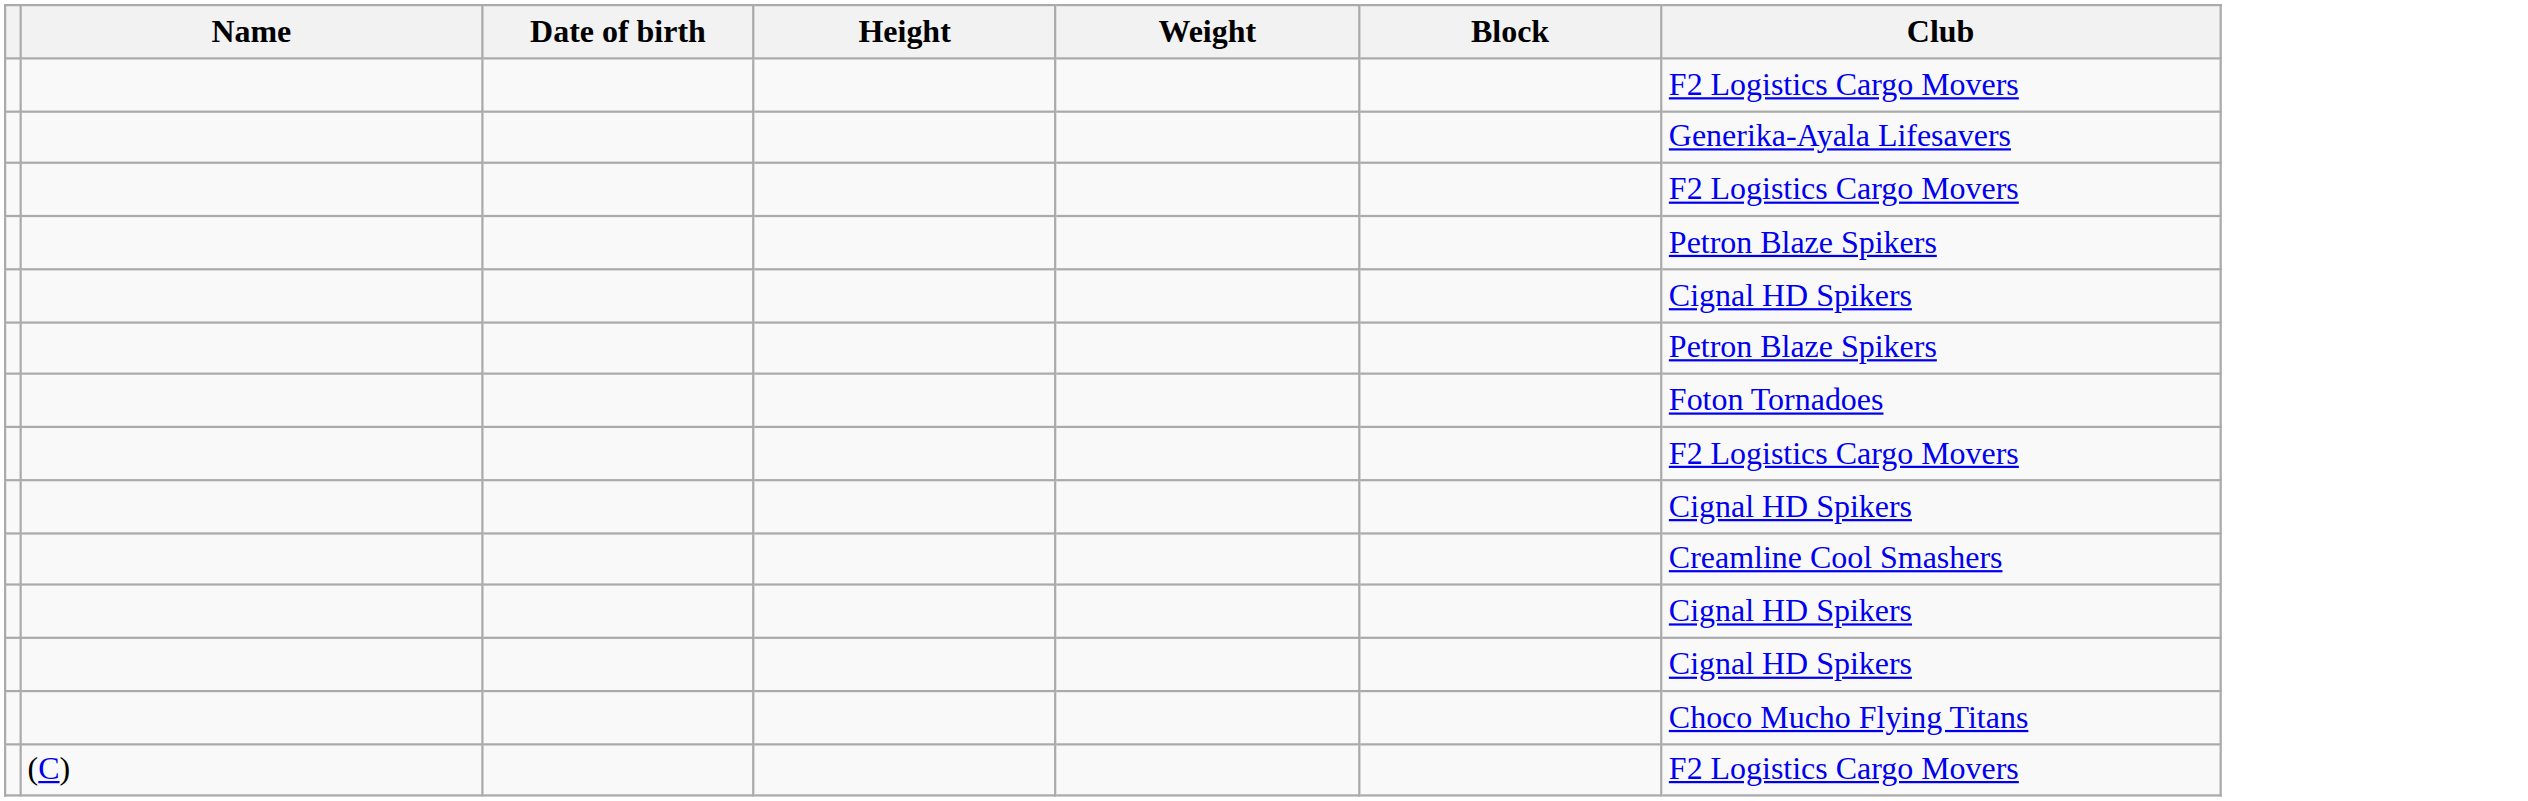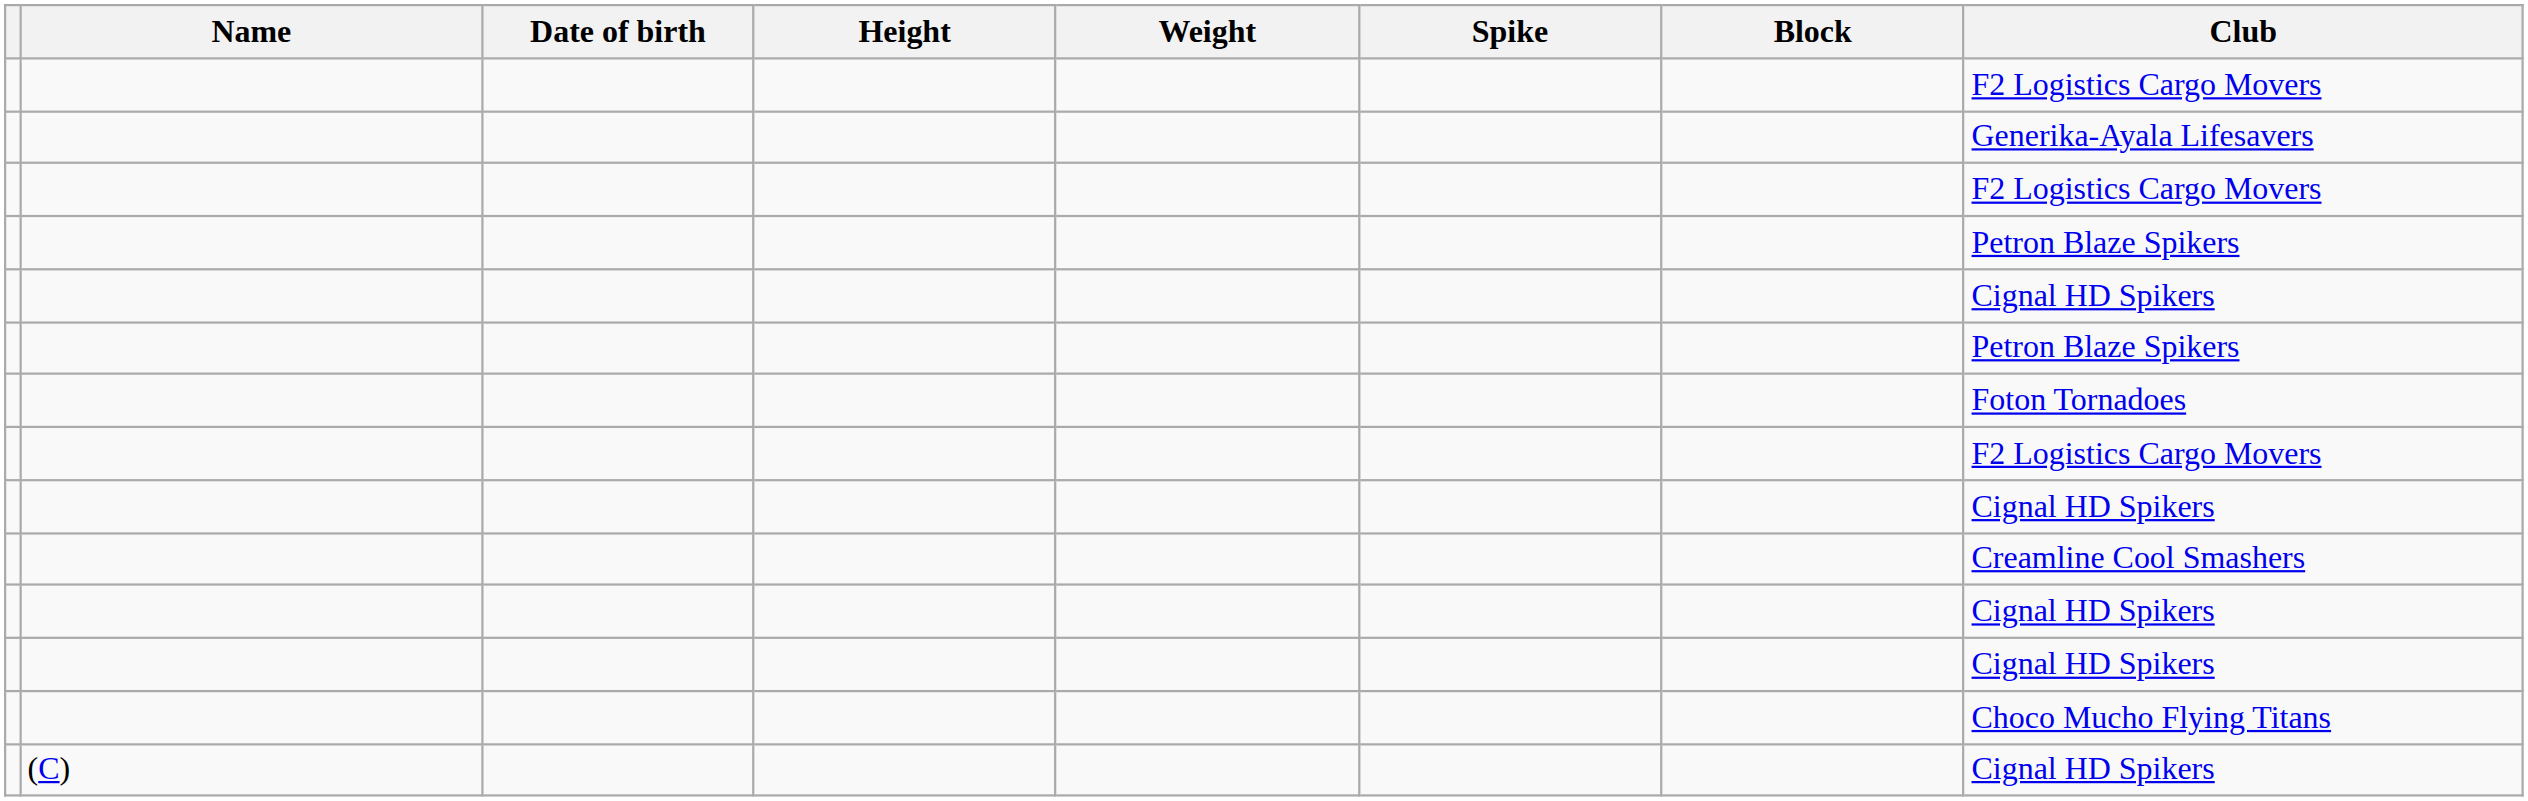+ column: (1510, 31)
(1844, 769) F2 Logistics Cargo Movers -> (2093, 769) Cignal HD Spikers
